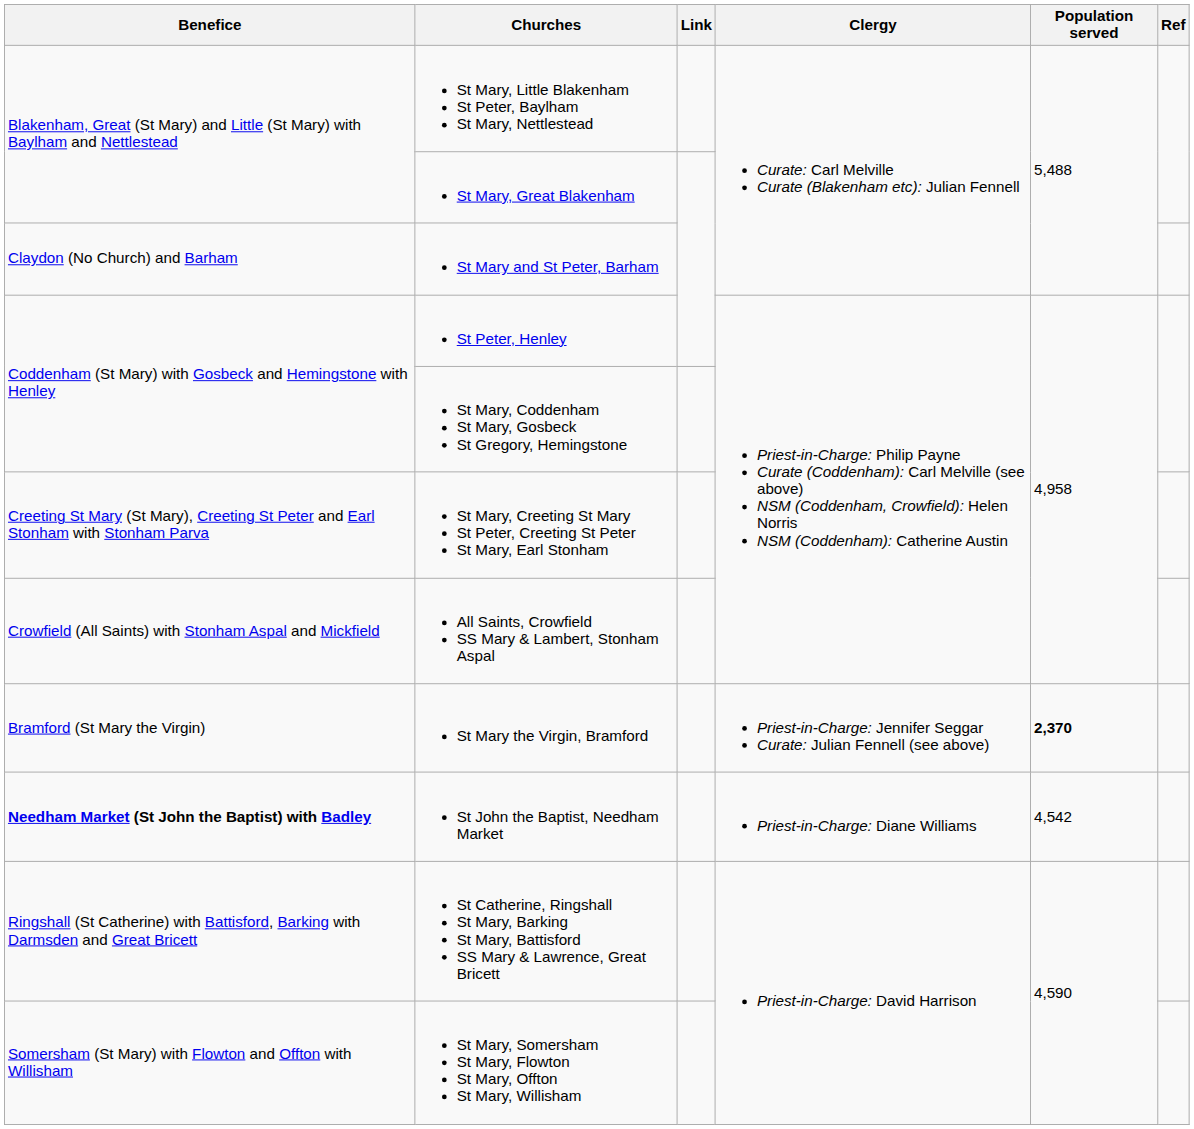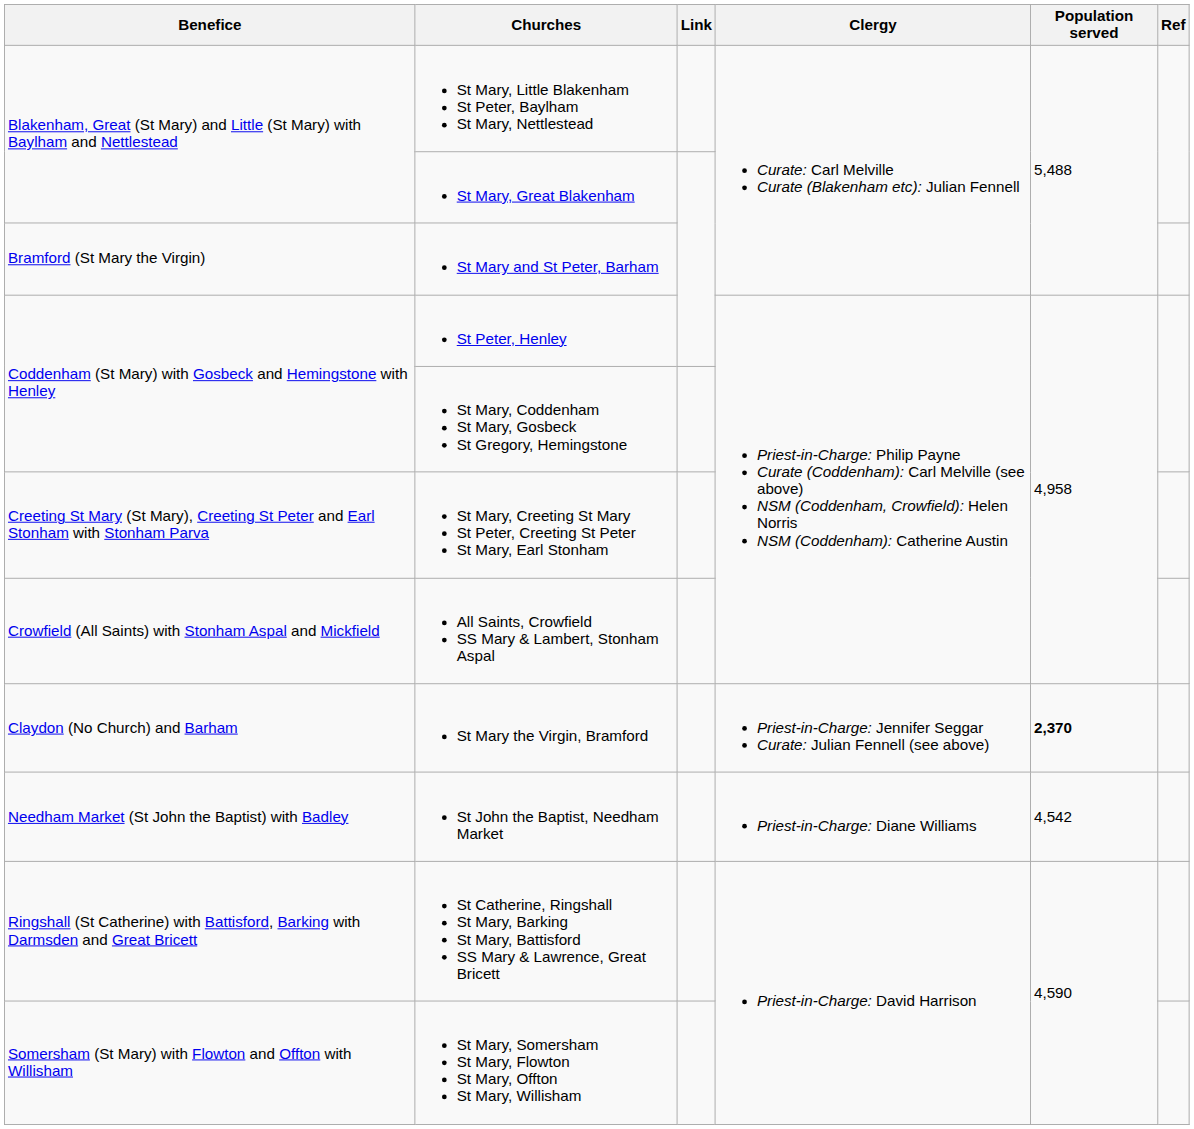(123, 258) Claydon (No Church) and Barham -> (107, 258) Bramford (St Mary the Virgin)
(107, 728) Bramford (St Mary the Virgin) -> (123, 728) Claydon (No Church) and Barham
(190, 816) bold -> (178, 816) normal
